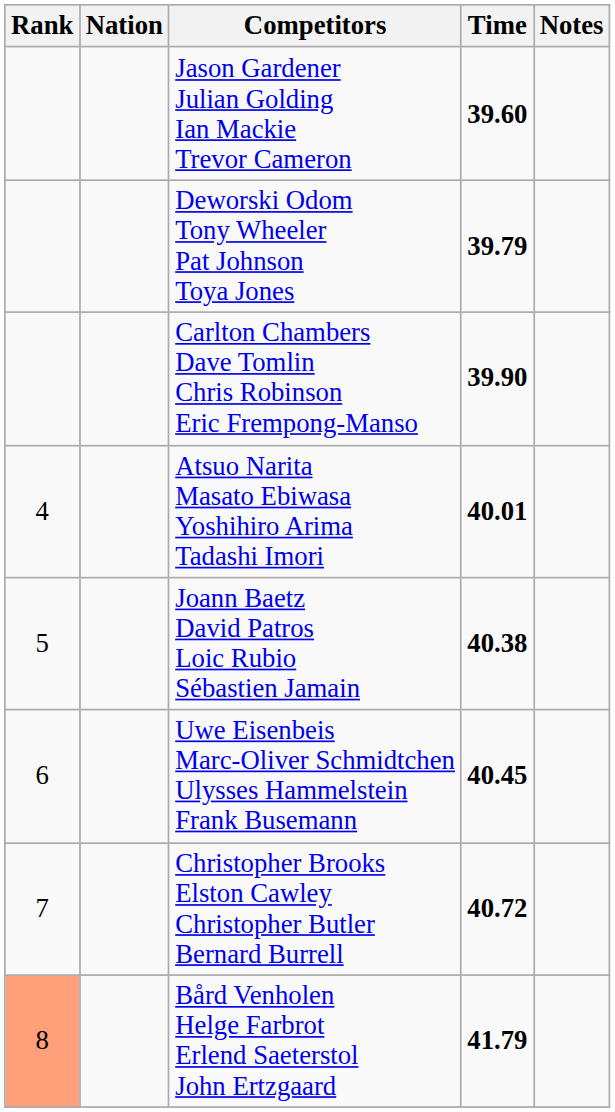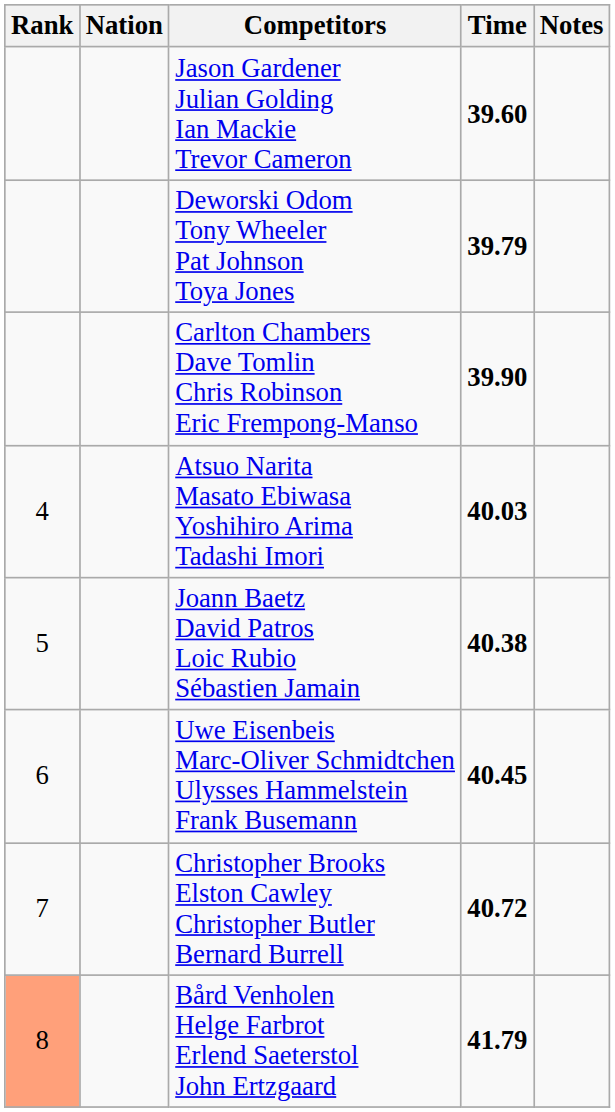(497, 510) 40.01 -> (497, 510) 40.03
